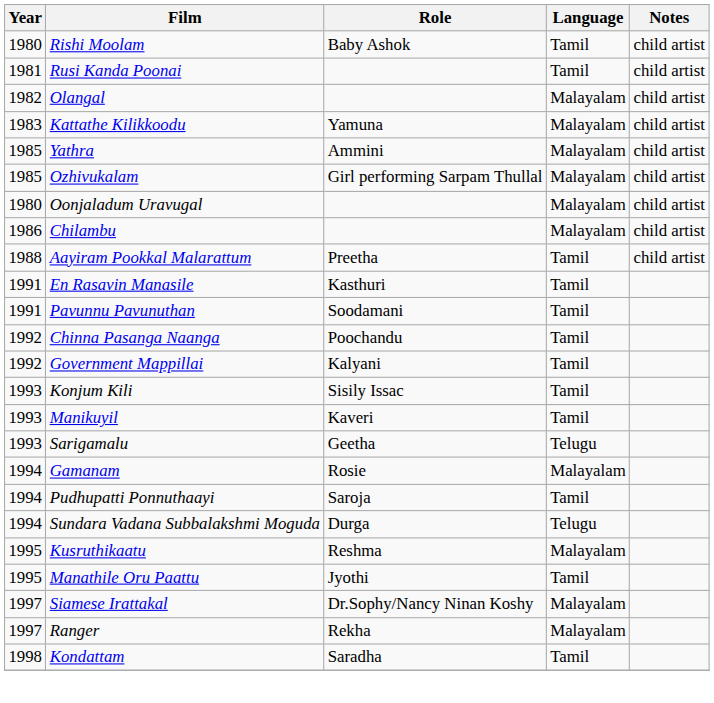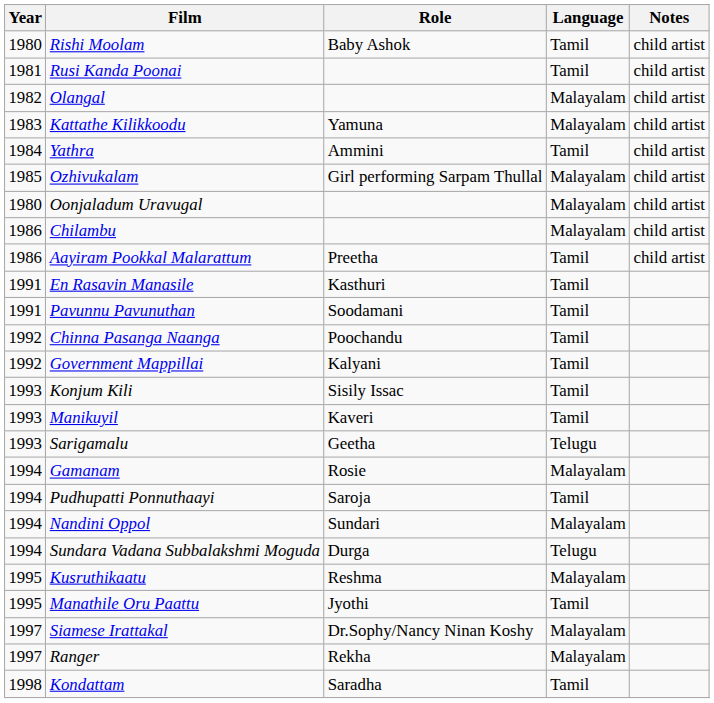(25, 151) 1985 -> (25, 151) 1984
(588, 151) Malayalam -> (570, 151) Tamil
(25, 257) 1988 -> (25, 257) 1986
+ row: (100, 524)
